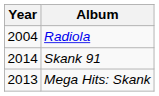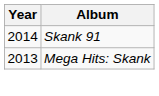- row: (67, 36)
